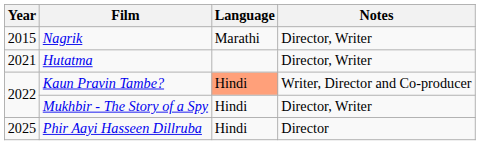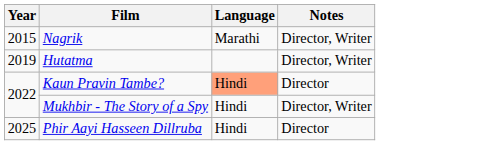(22, 60) 2021 -> (22, 60) 2019
(376, 83) Writer, Director and Co-producer -> (305, 83) Director
